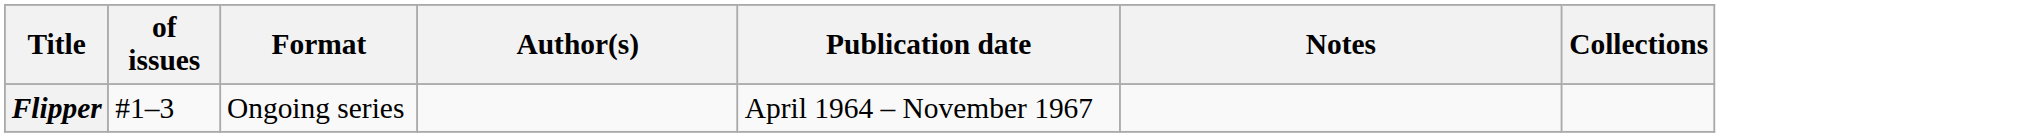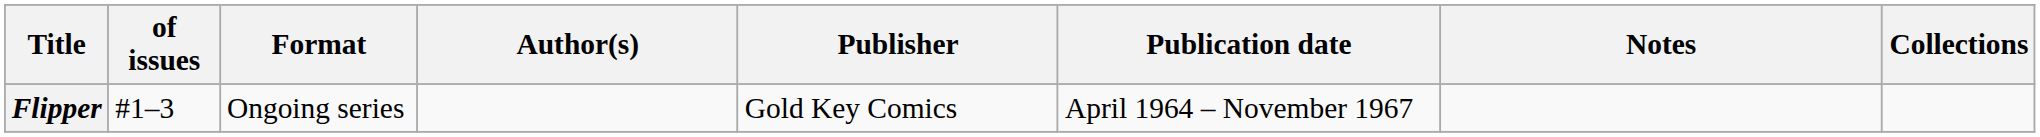+ column: (898, 44)
